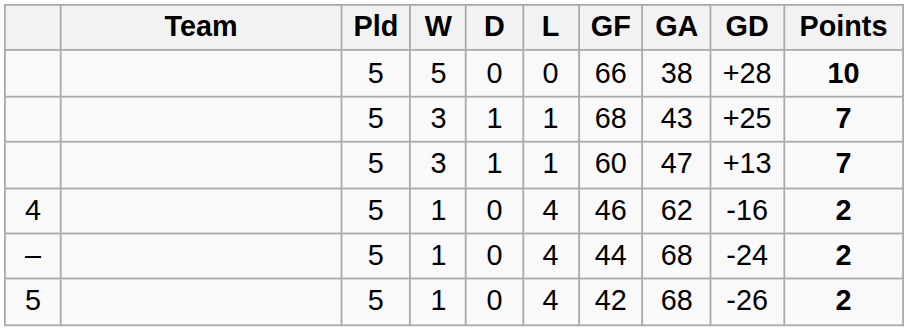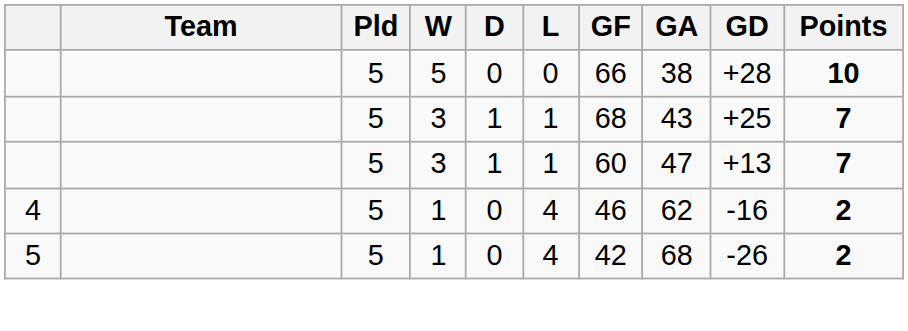- row: (33, 255)
